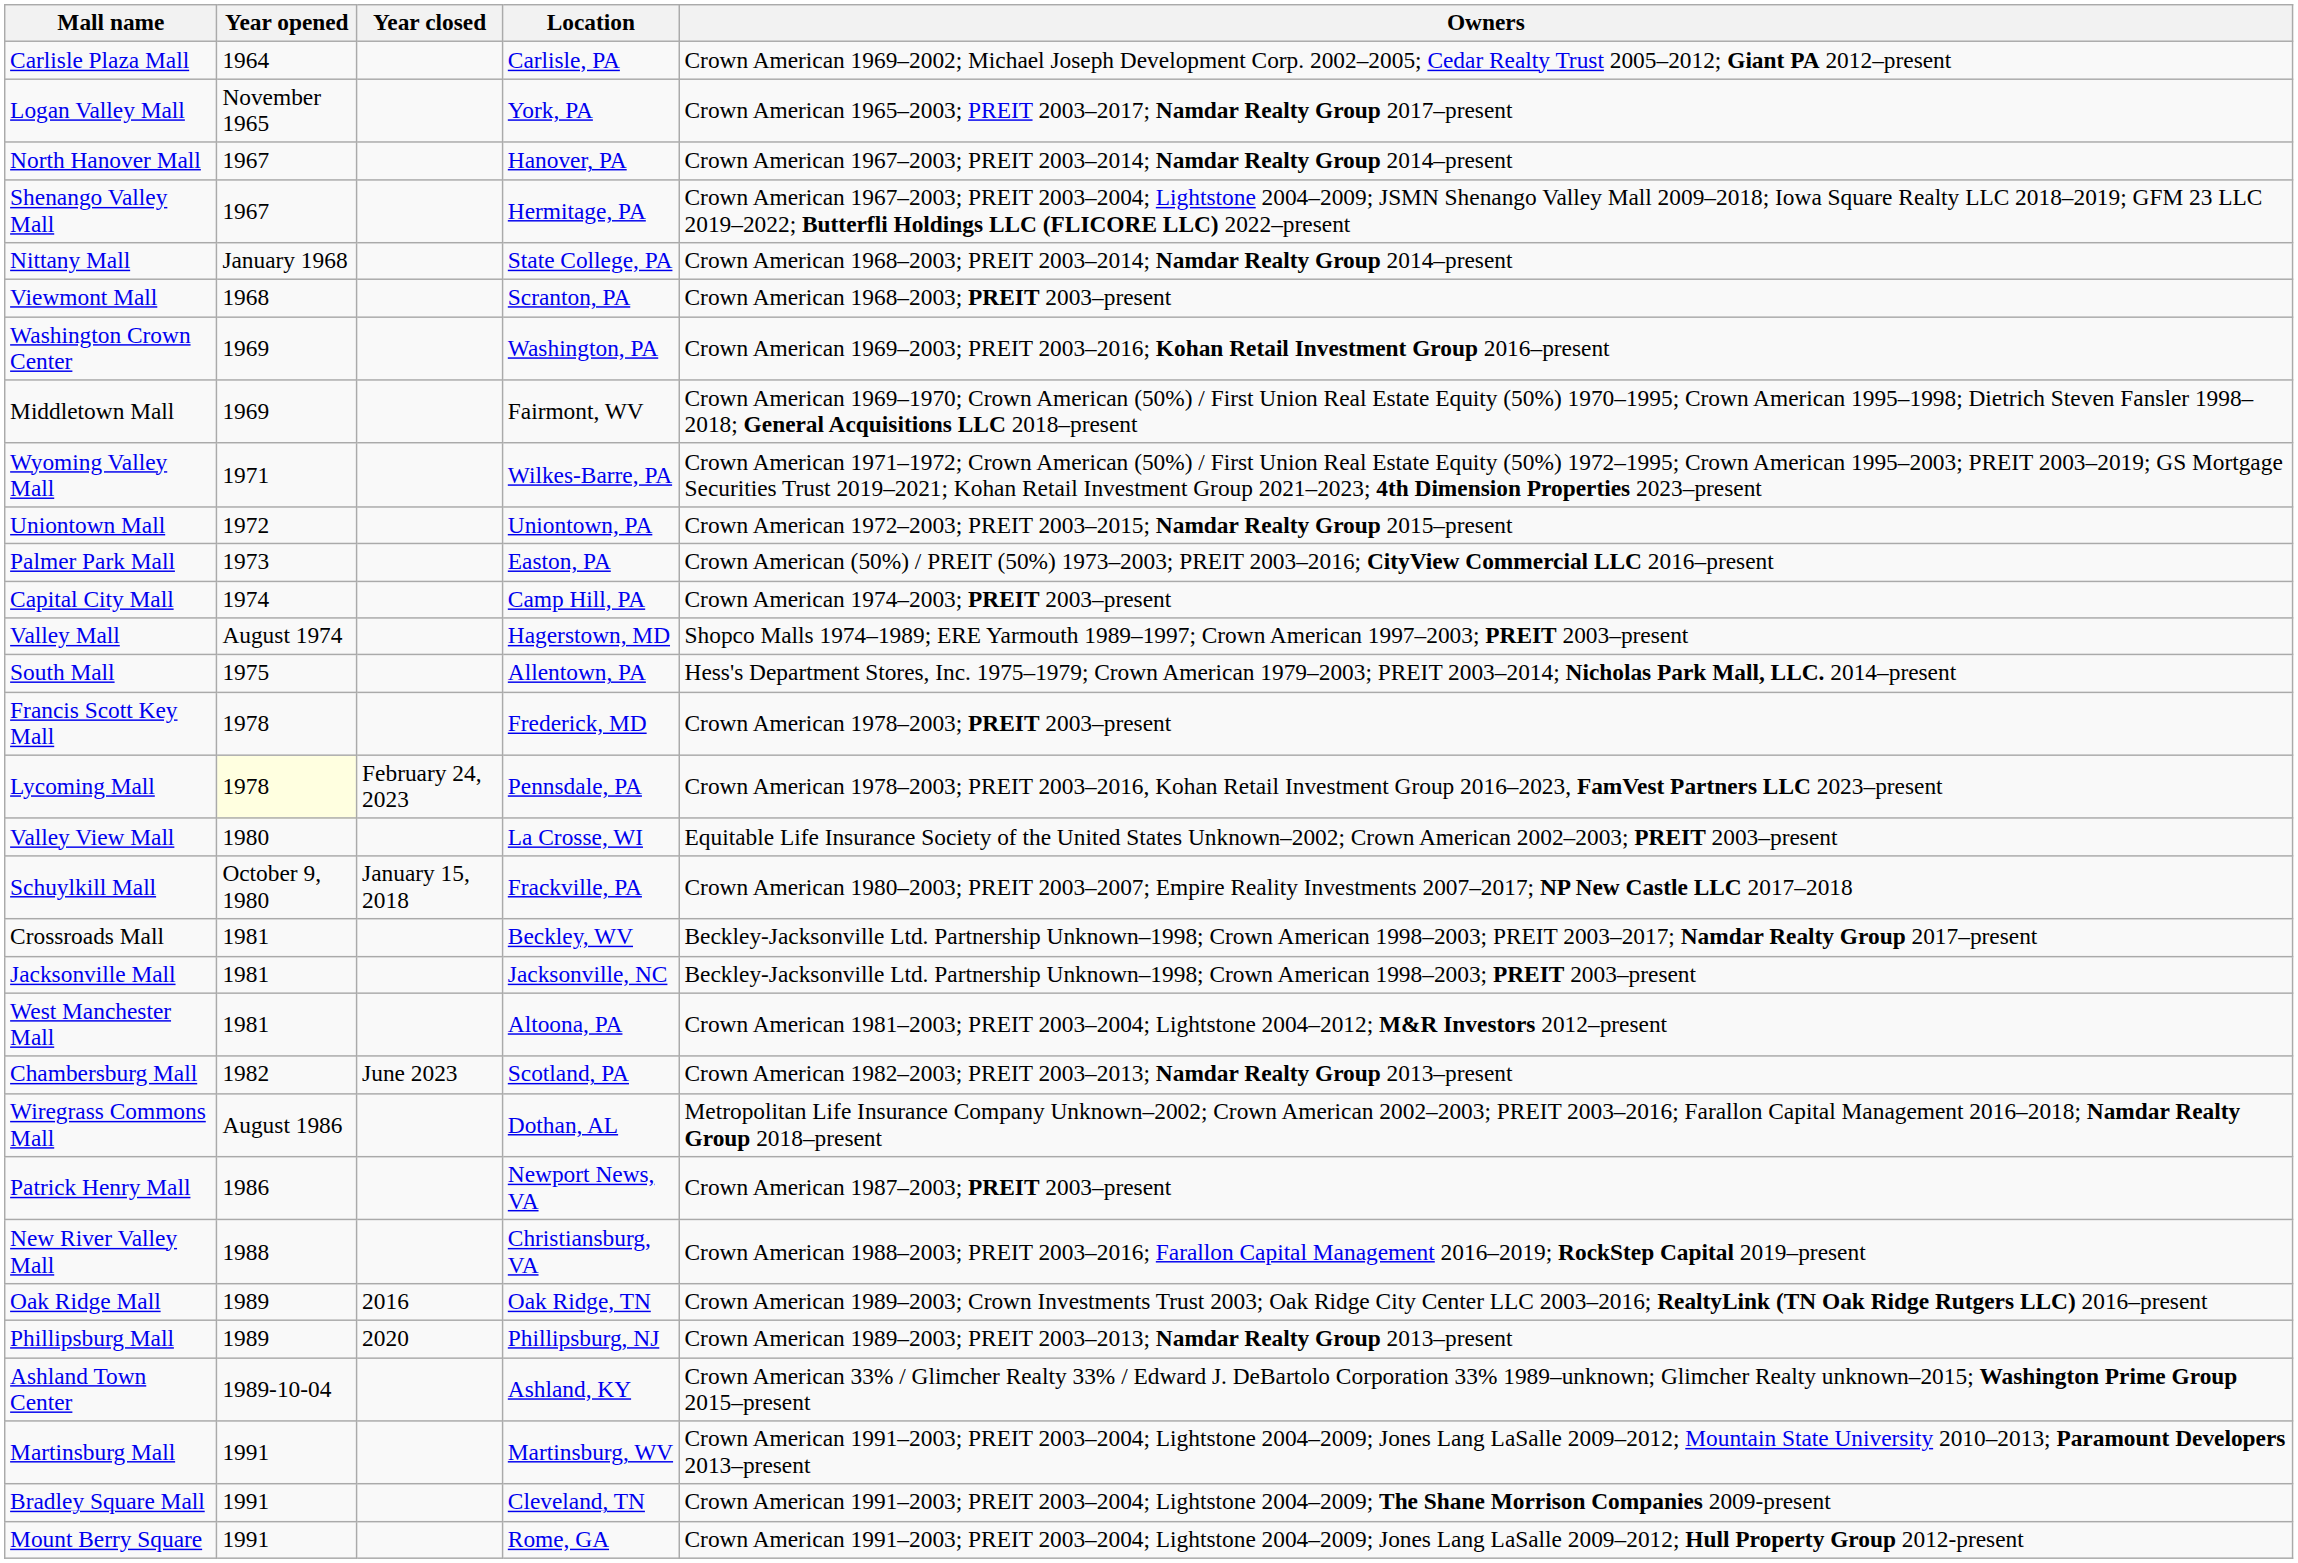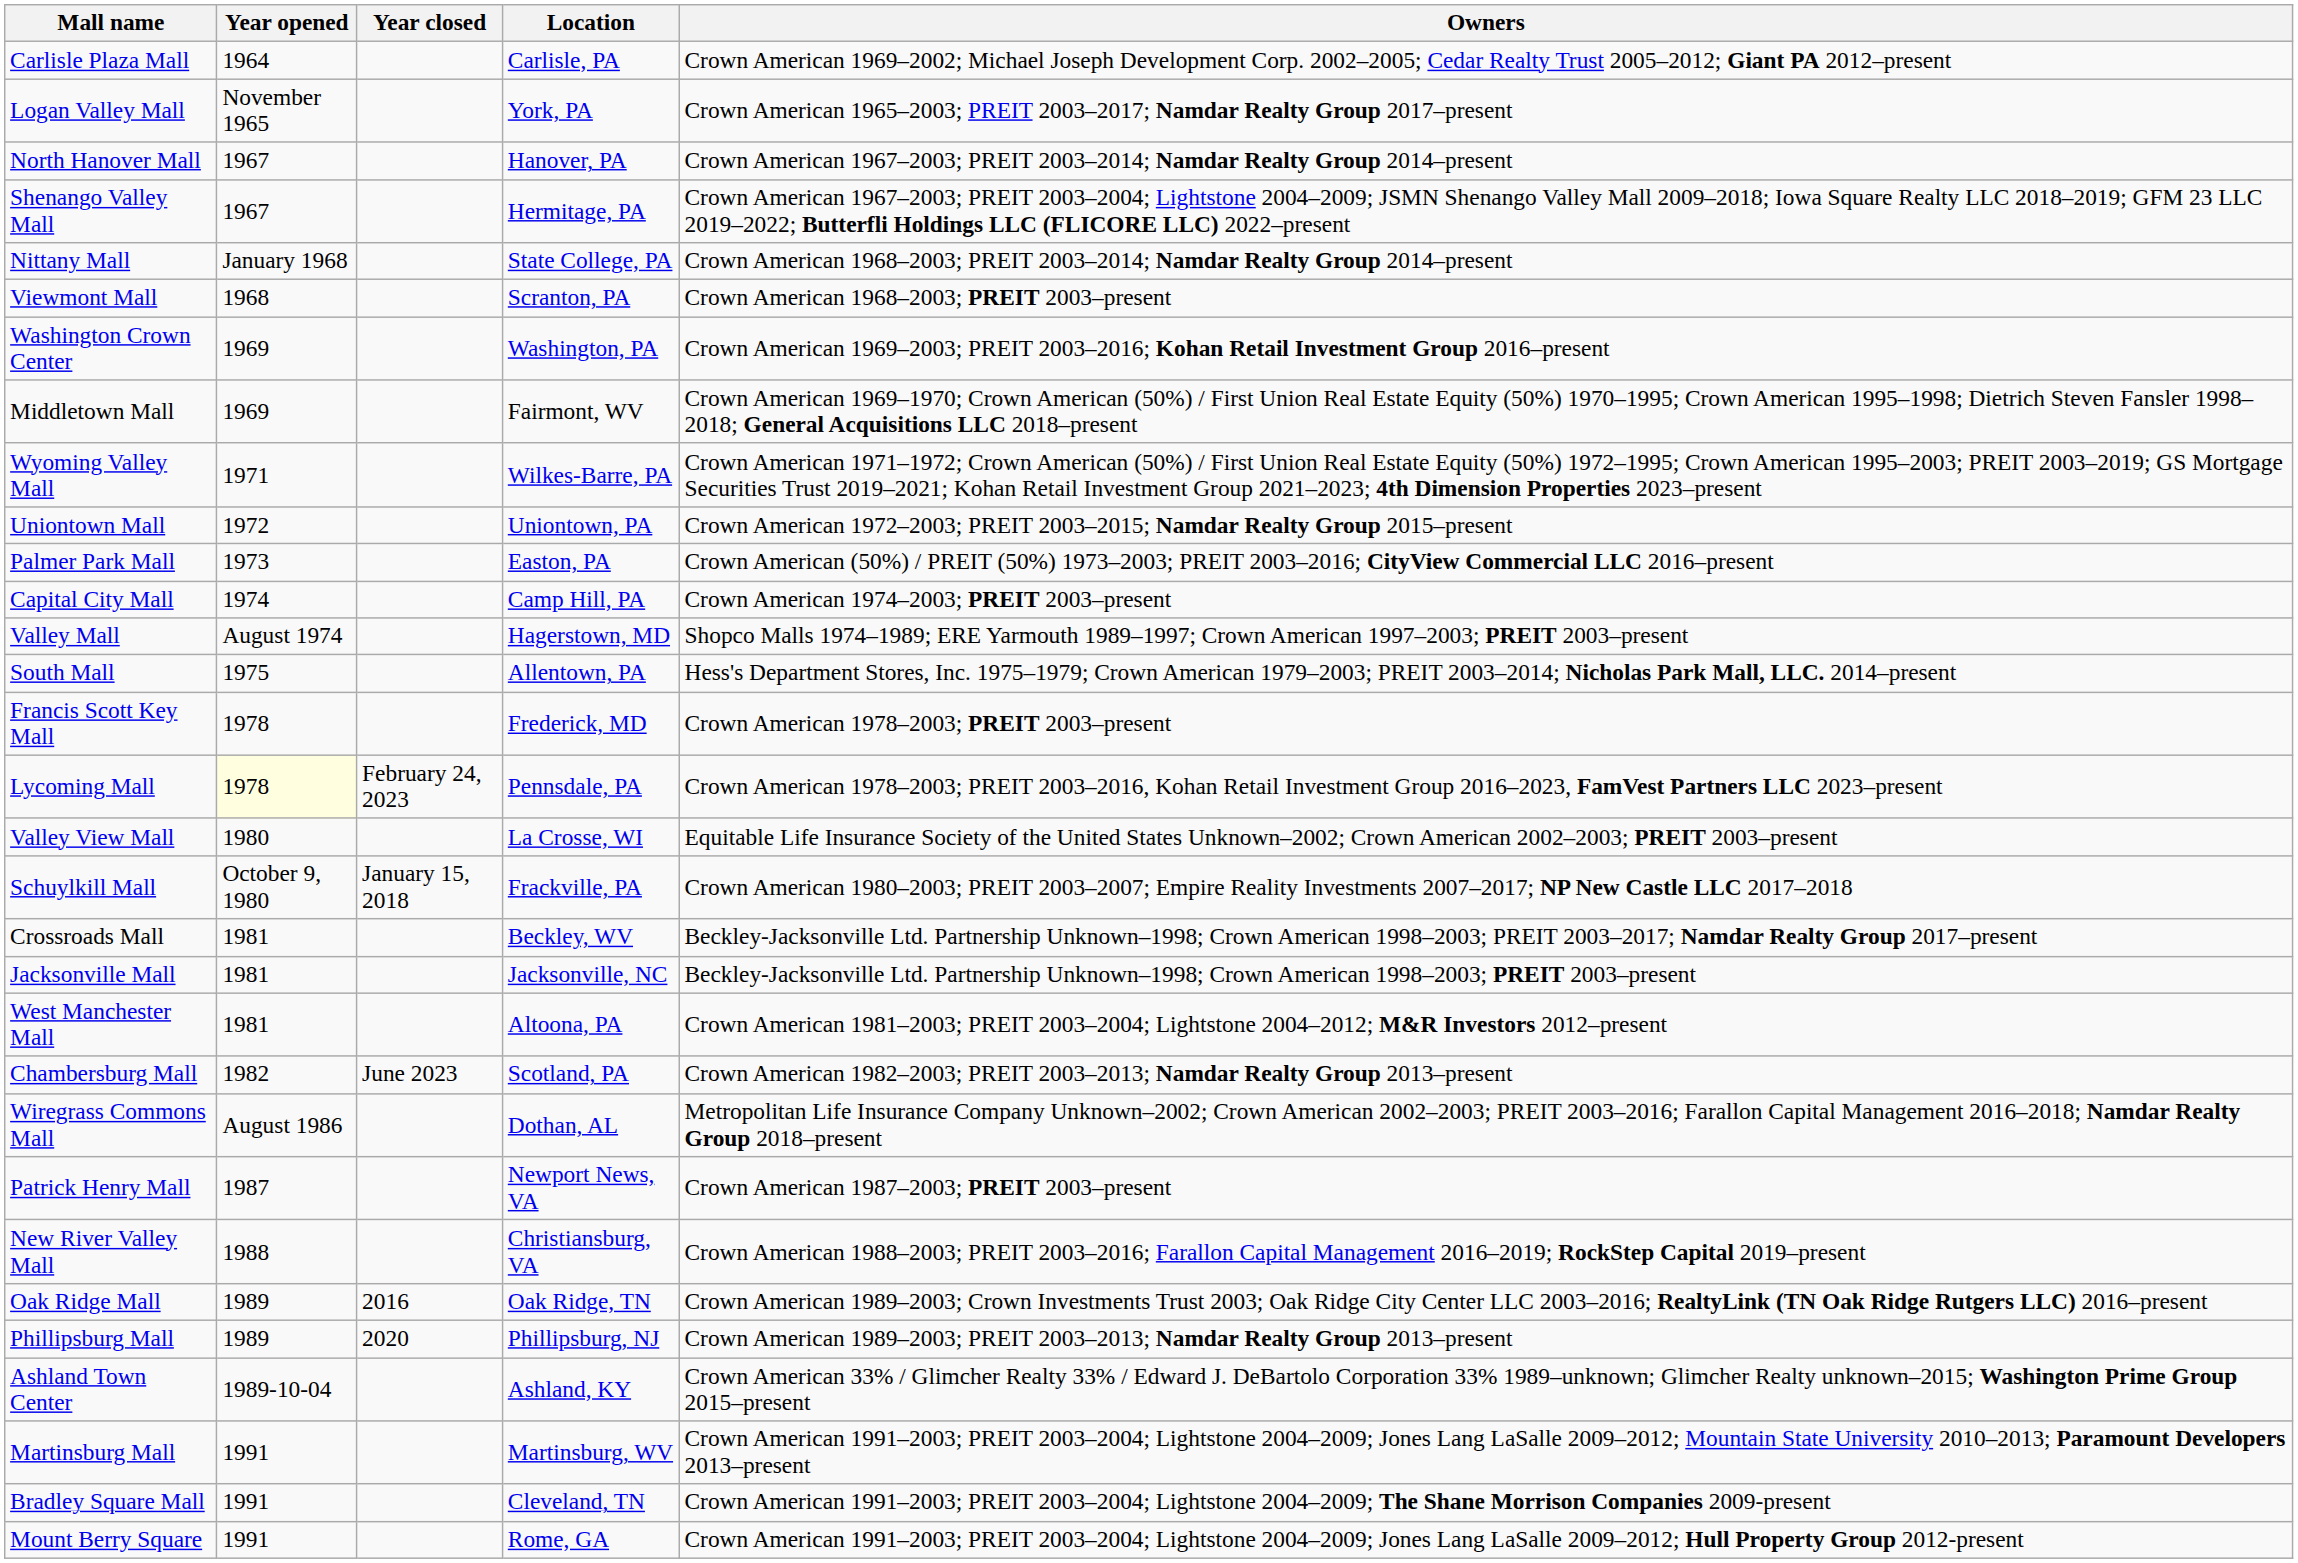(246, 1188) 1986 -> (246, 1188) 1987
